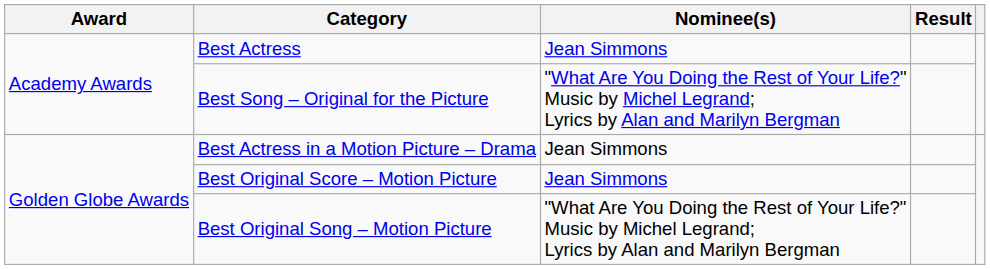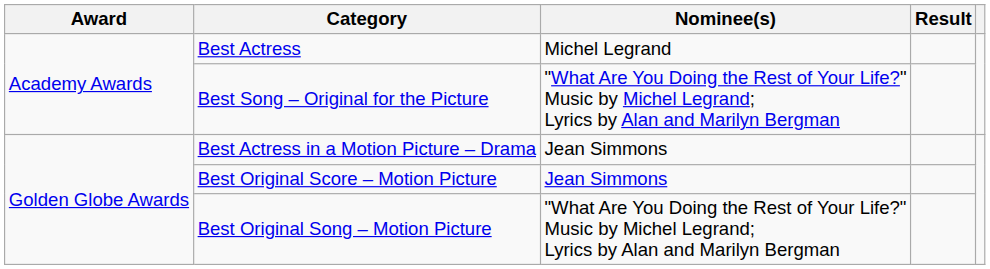(606, 48) Jean Simmons -> (608, 48) Michel Legrand
